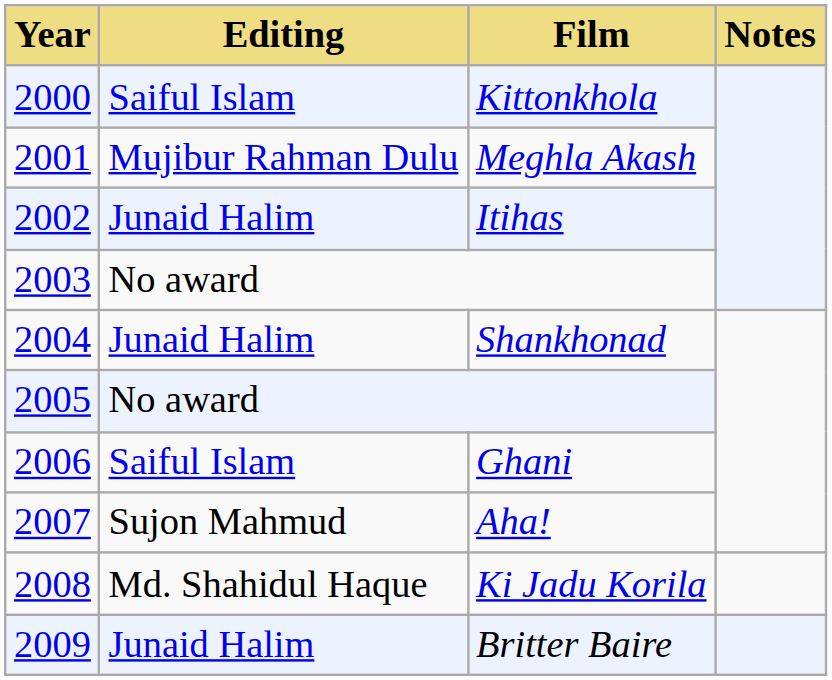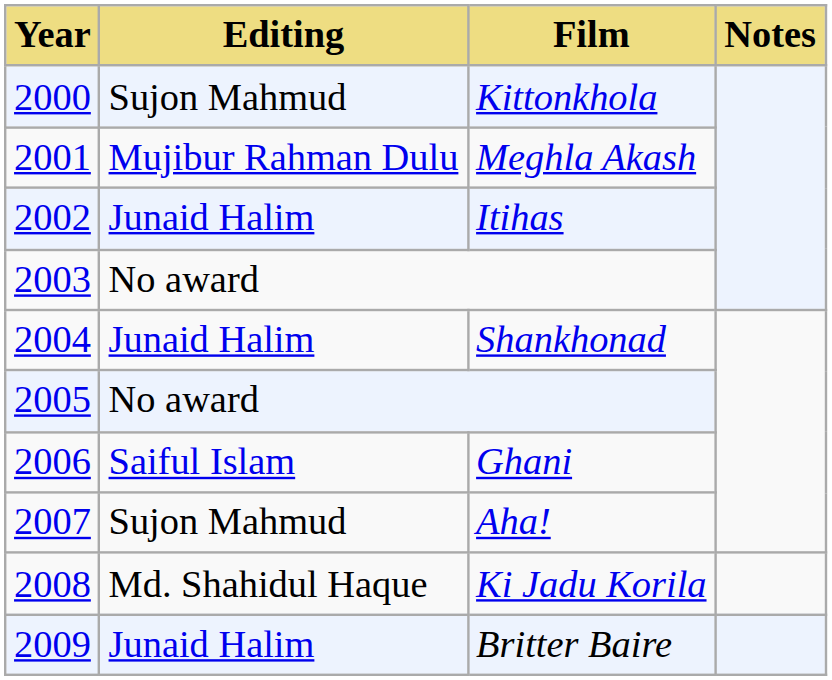(202, 95) Saiful Islam -> (228, 95) Sujon Mahmud
